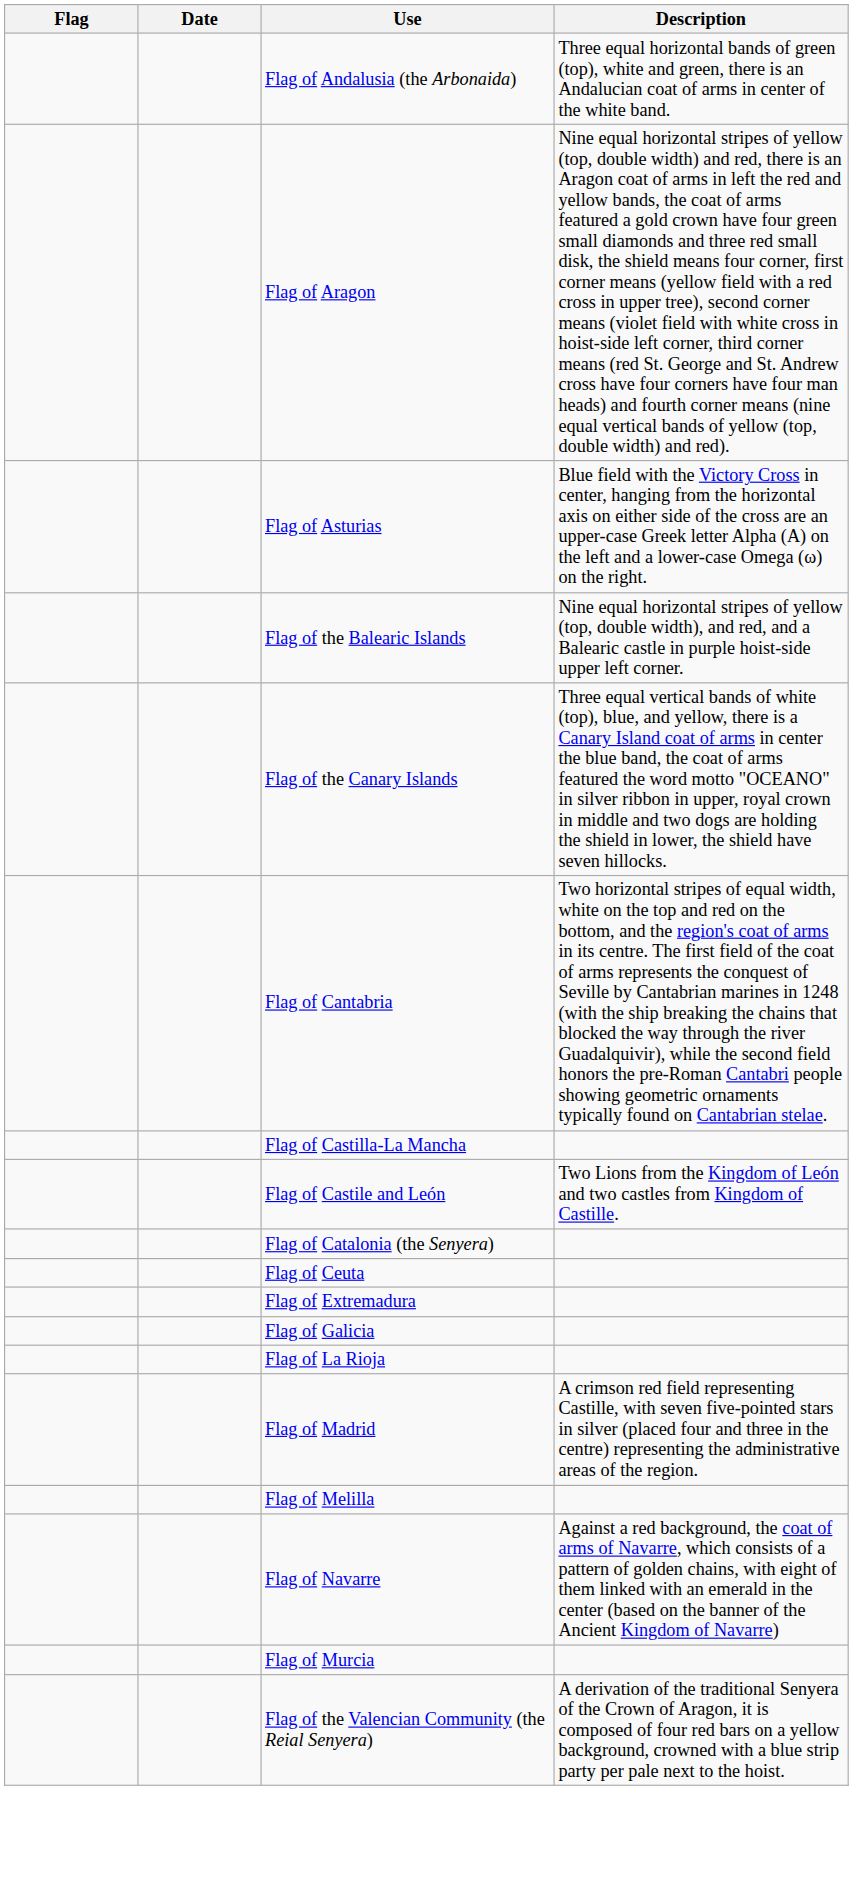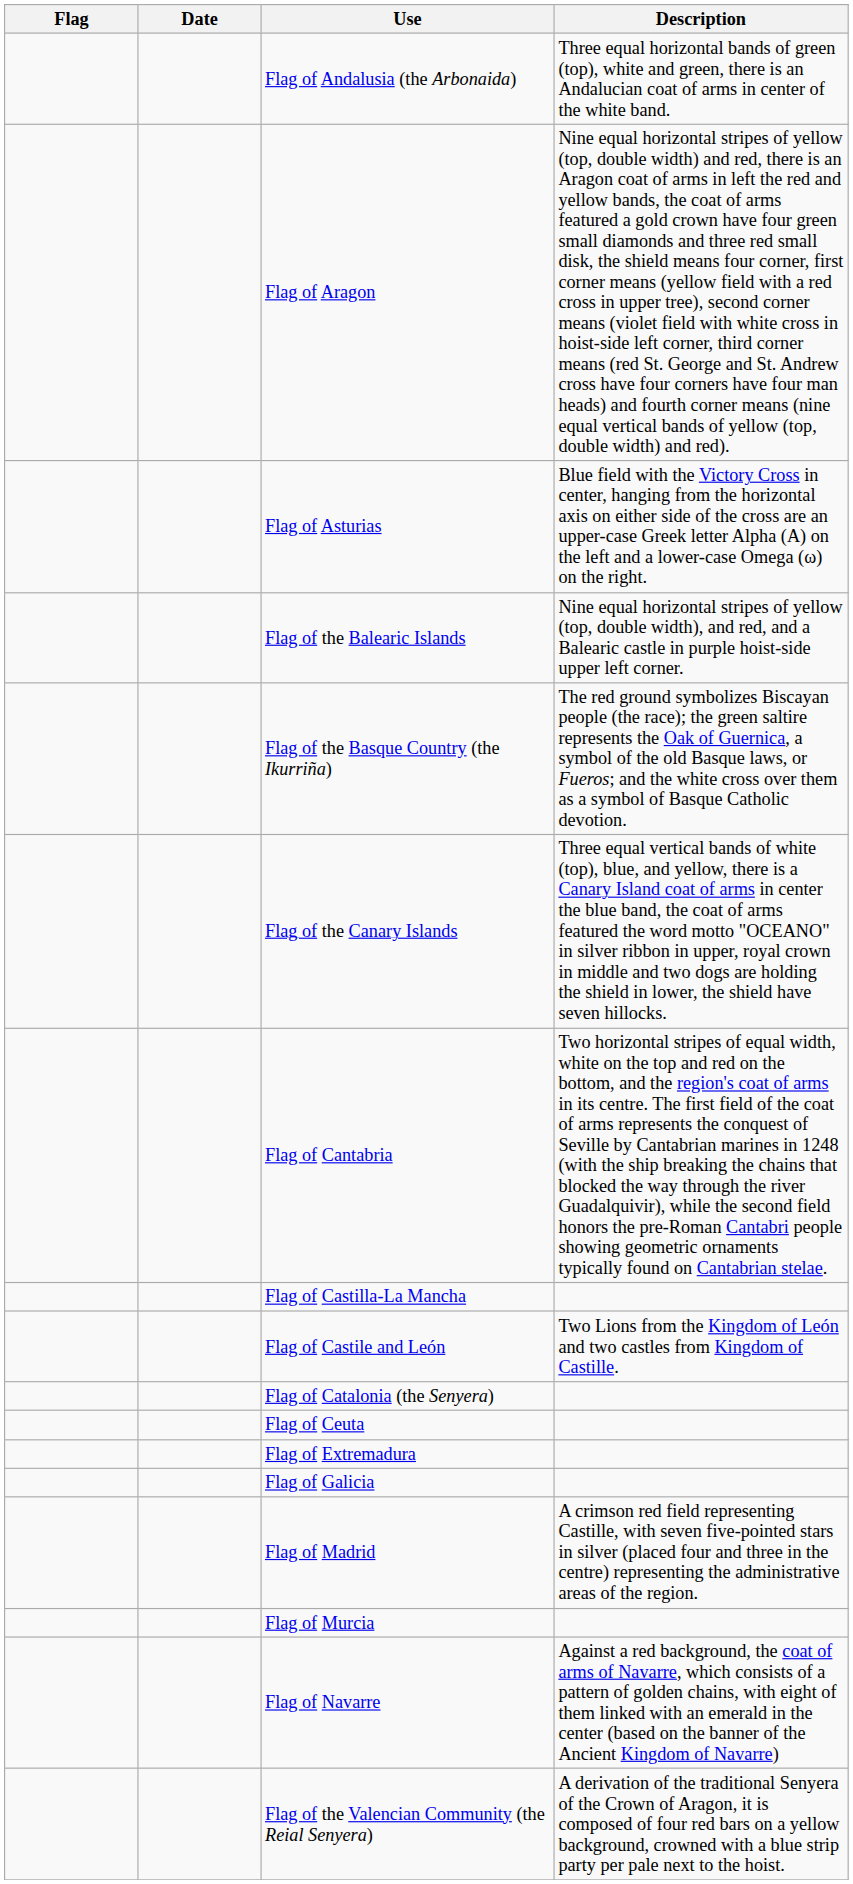+ row: (382, 758)
- row: (325, 1359)
- row: (320, 1499)
rows swapped: (320, 1659) <-> (323, 1579)
